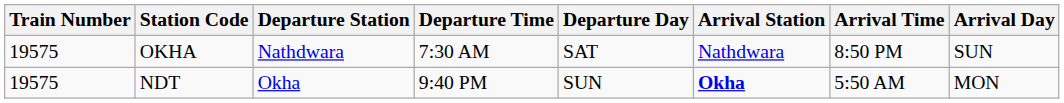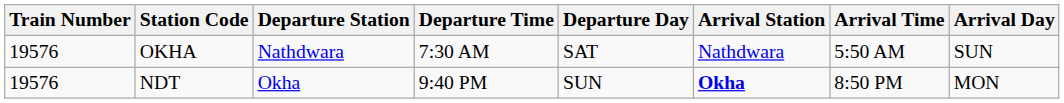(34, 51) 19575 -> (34, 51) 19576
(869, 51) 8:50 PM -> (870, 51) 5:50 AM
(34, 82) 19575 -> (34, 82) 19576
(870, 82) 5:50 AM -> (869, 82) 8:50 PM
